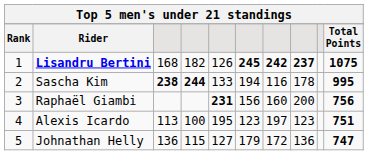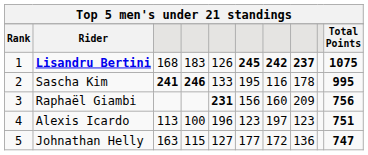(195, 62) 182 -> (195, 62) 183
(167, 82) 238 -> (167, 82) 241
(195, 82) 244 -> (195, 82) 246
(249, 82) 194 -> (249, 82) 195
(304, 101) 200 -> (304, 101) 209
(222, 121) 195 -> (222, 121) 196
(167, 140) 136 -> (167, 140) 163
(249, 140) 179 -> (249, 140) 177
